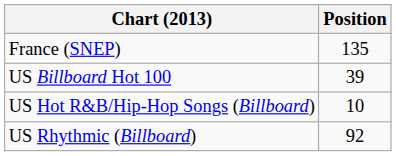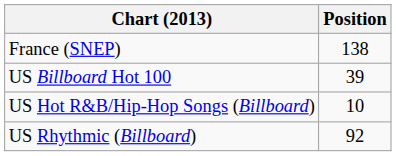(355, 48) 135 -> (355, 48) 138
